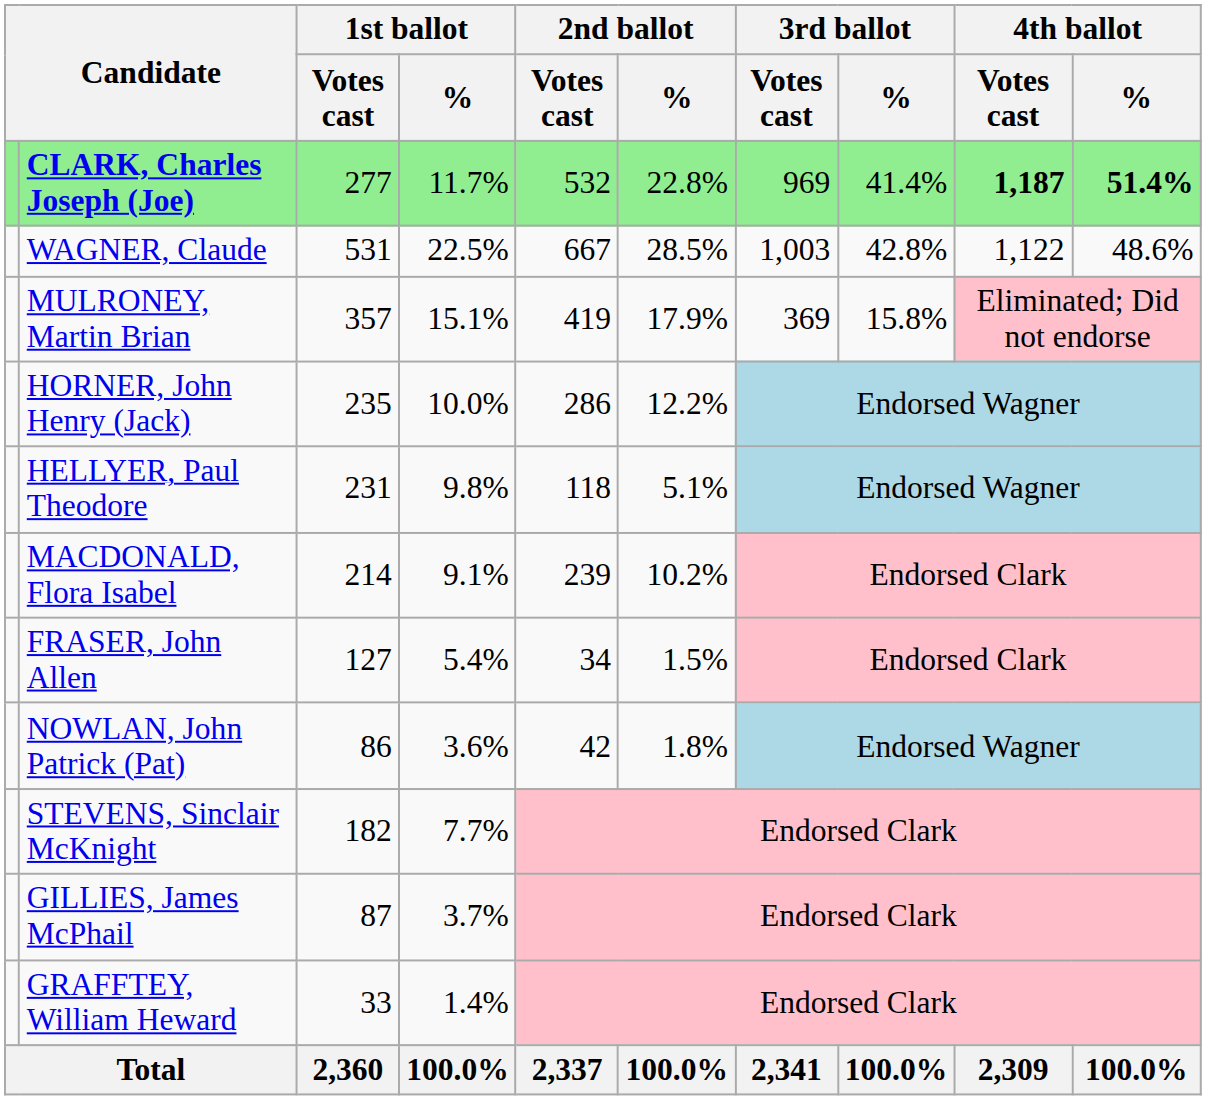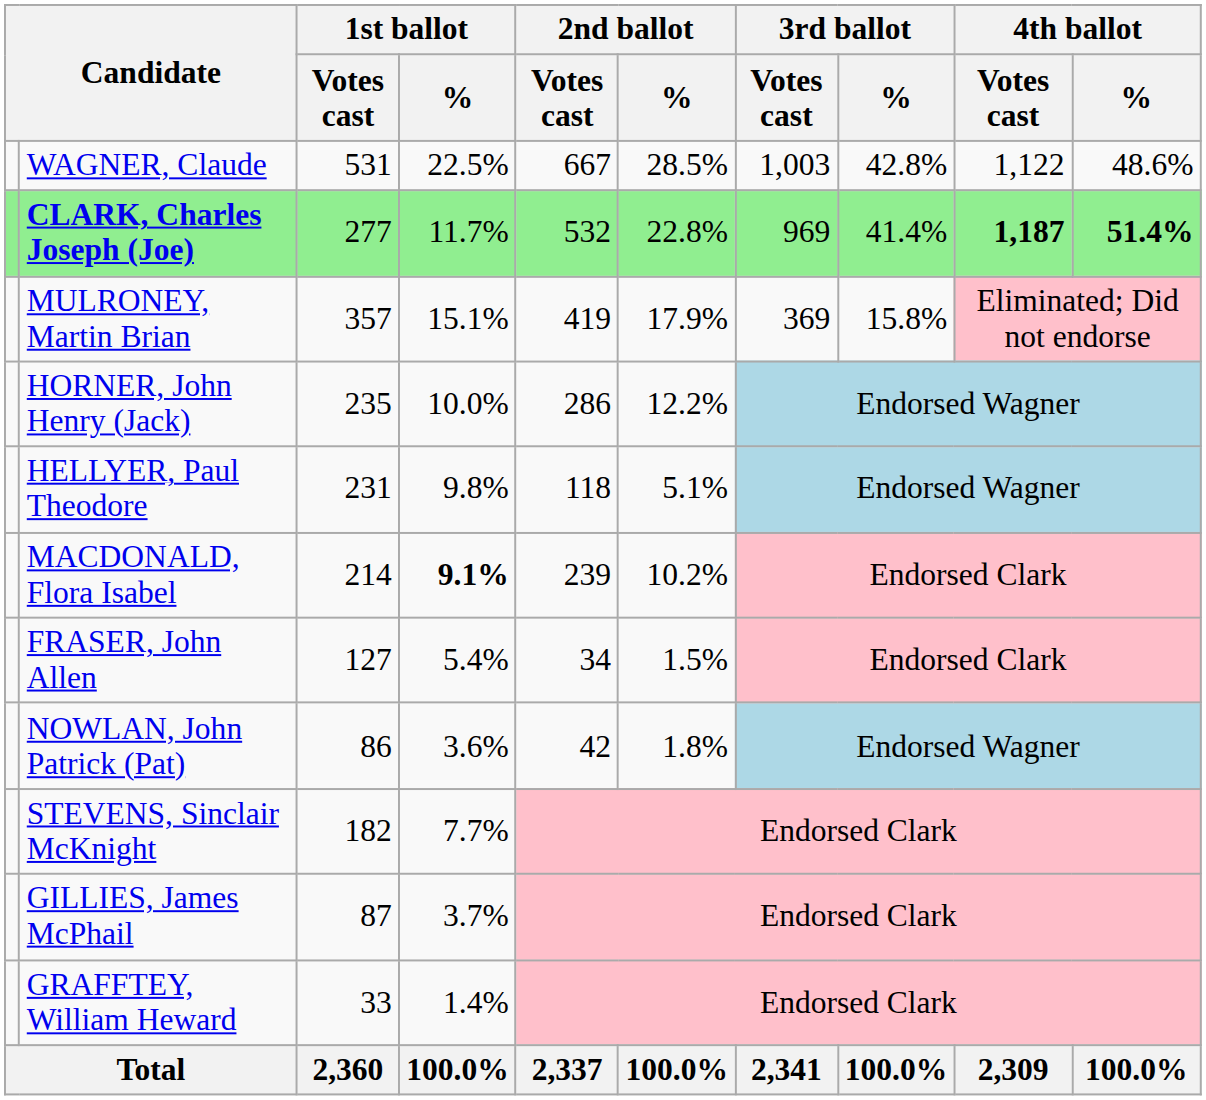rows swapped: (144, 182) <-> (147, 250)
(476, 574) normal -> (473, 574) bold
